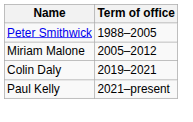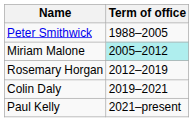(127, 51) no background -> (138, 51) paleturquoise background
+ row: (55, 70)
